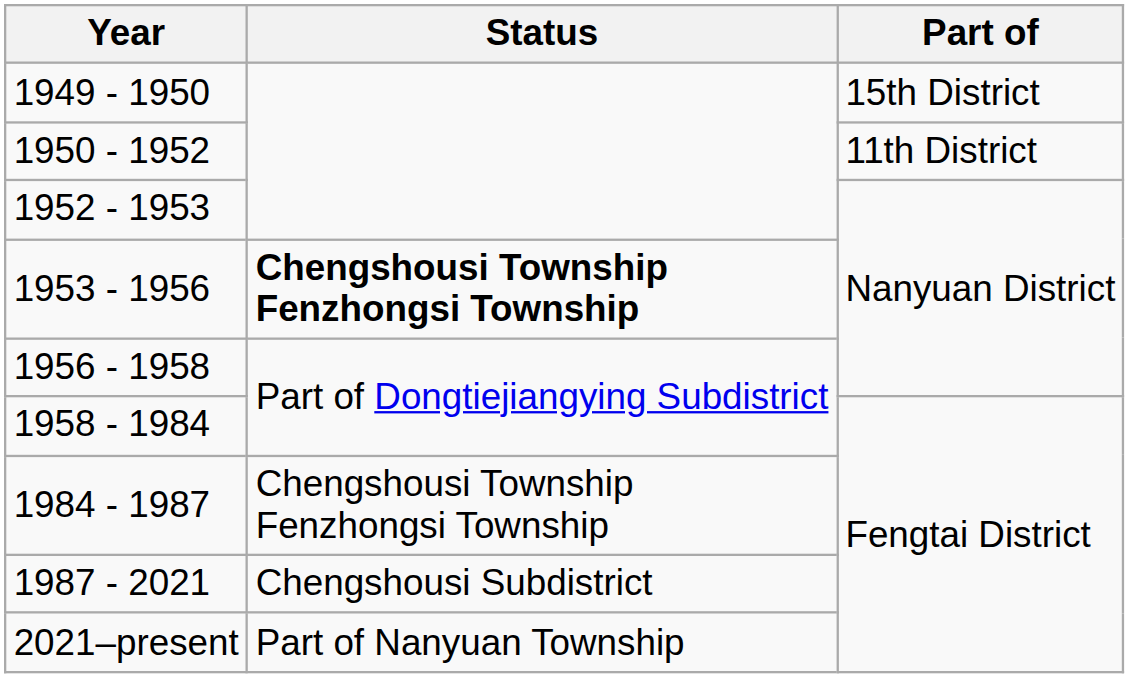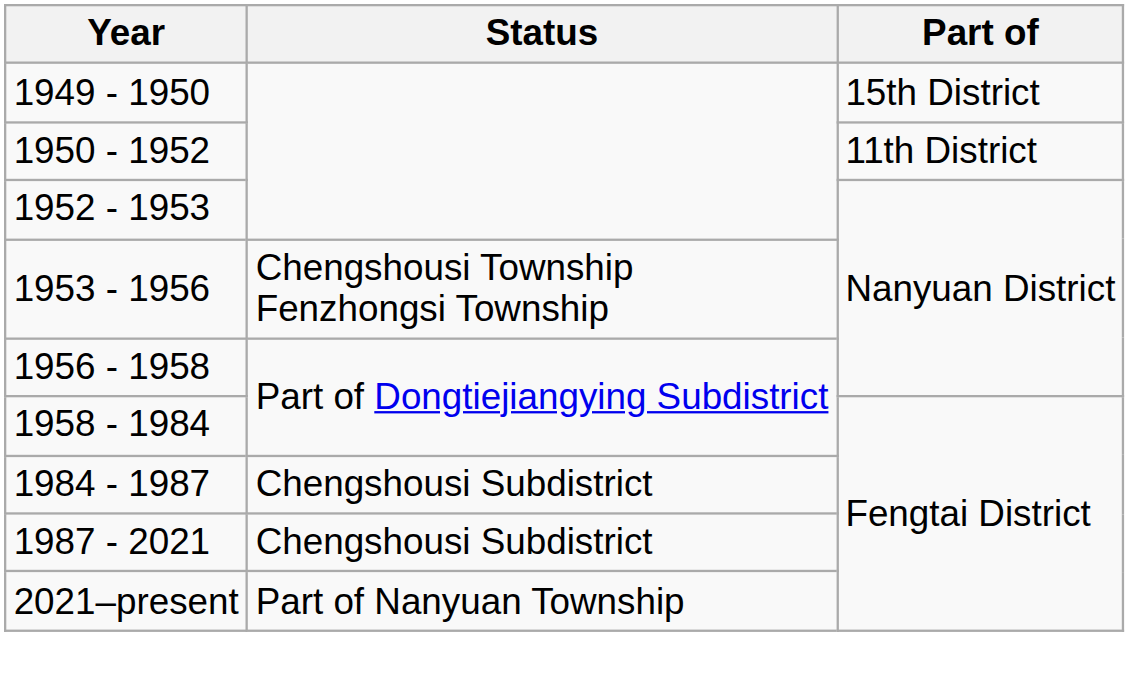(462, 287) bold -> (445, 287) normal
(445, 504) Chengshousi Township Fenzhongsi Township -> (454, 483) Chengshousi Subdistrict
